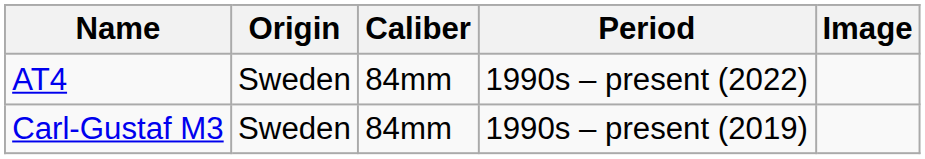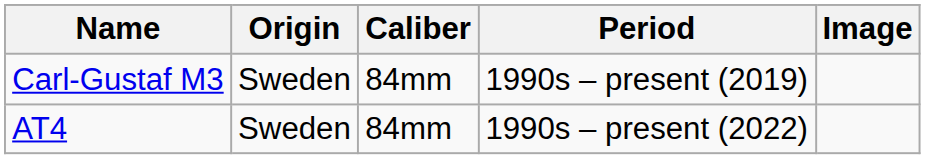rows swapped: (118, 128) <-> (40, 78)
